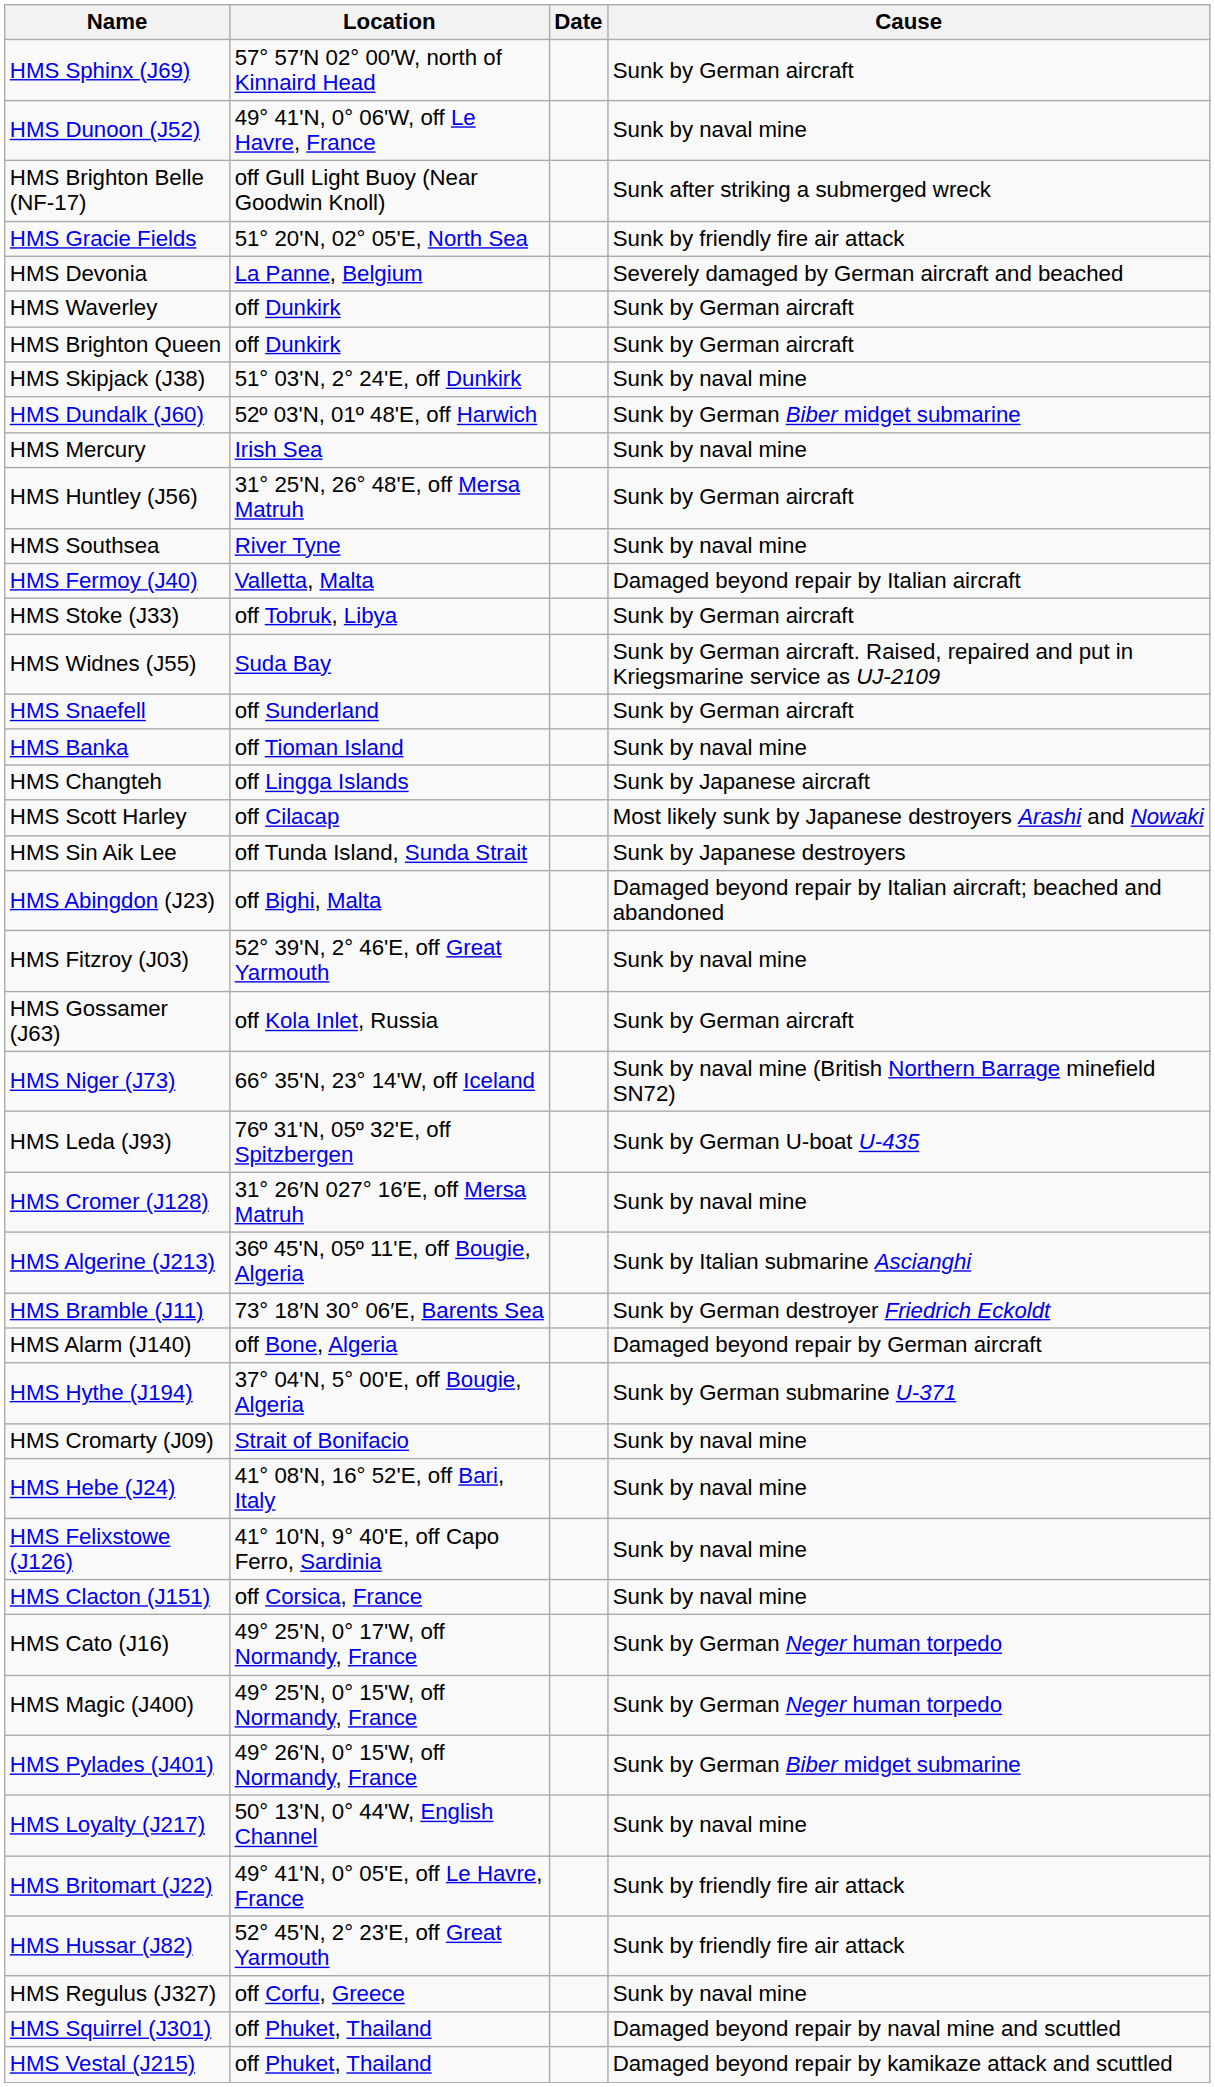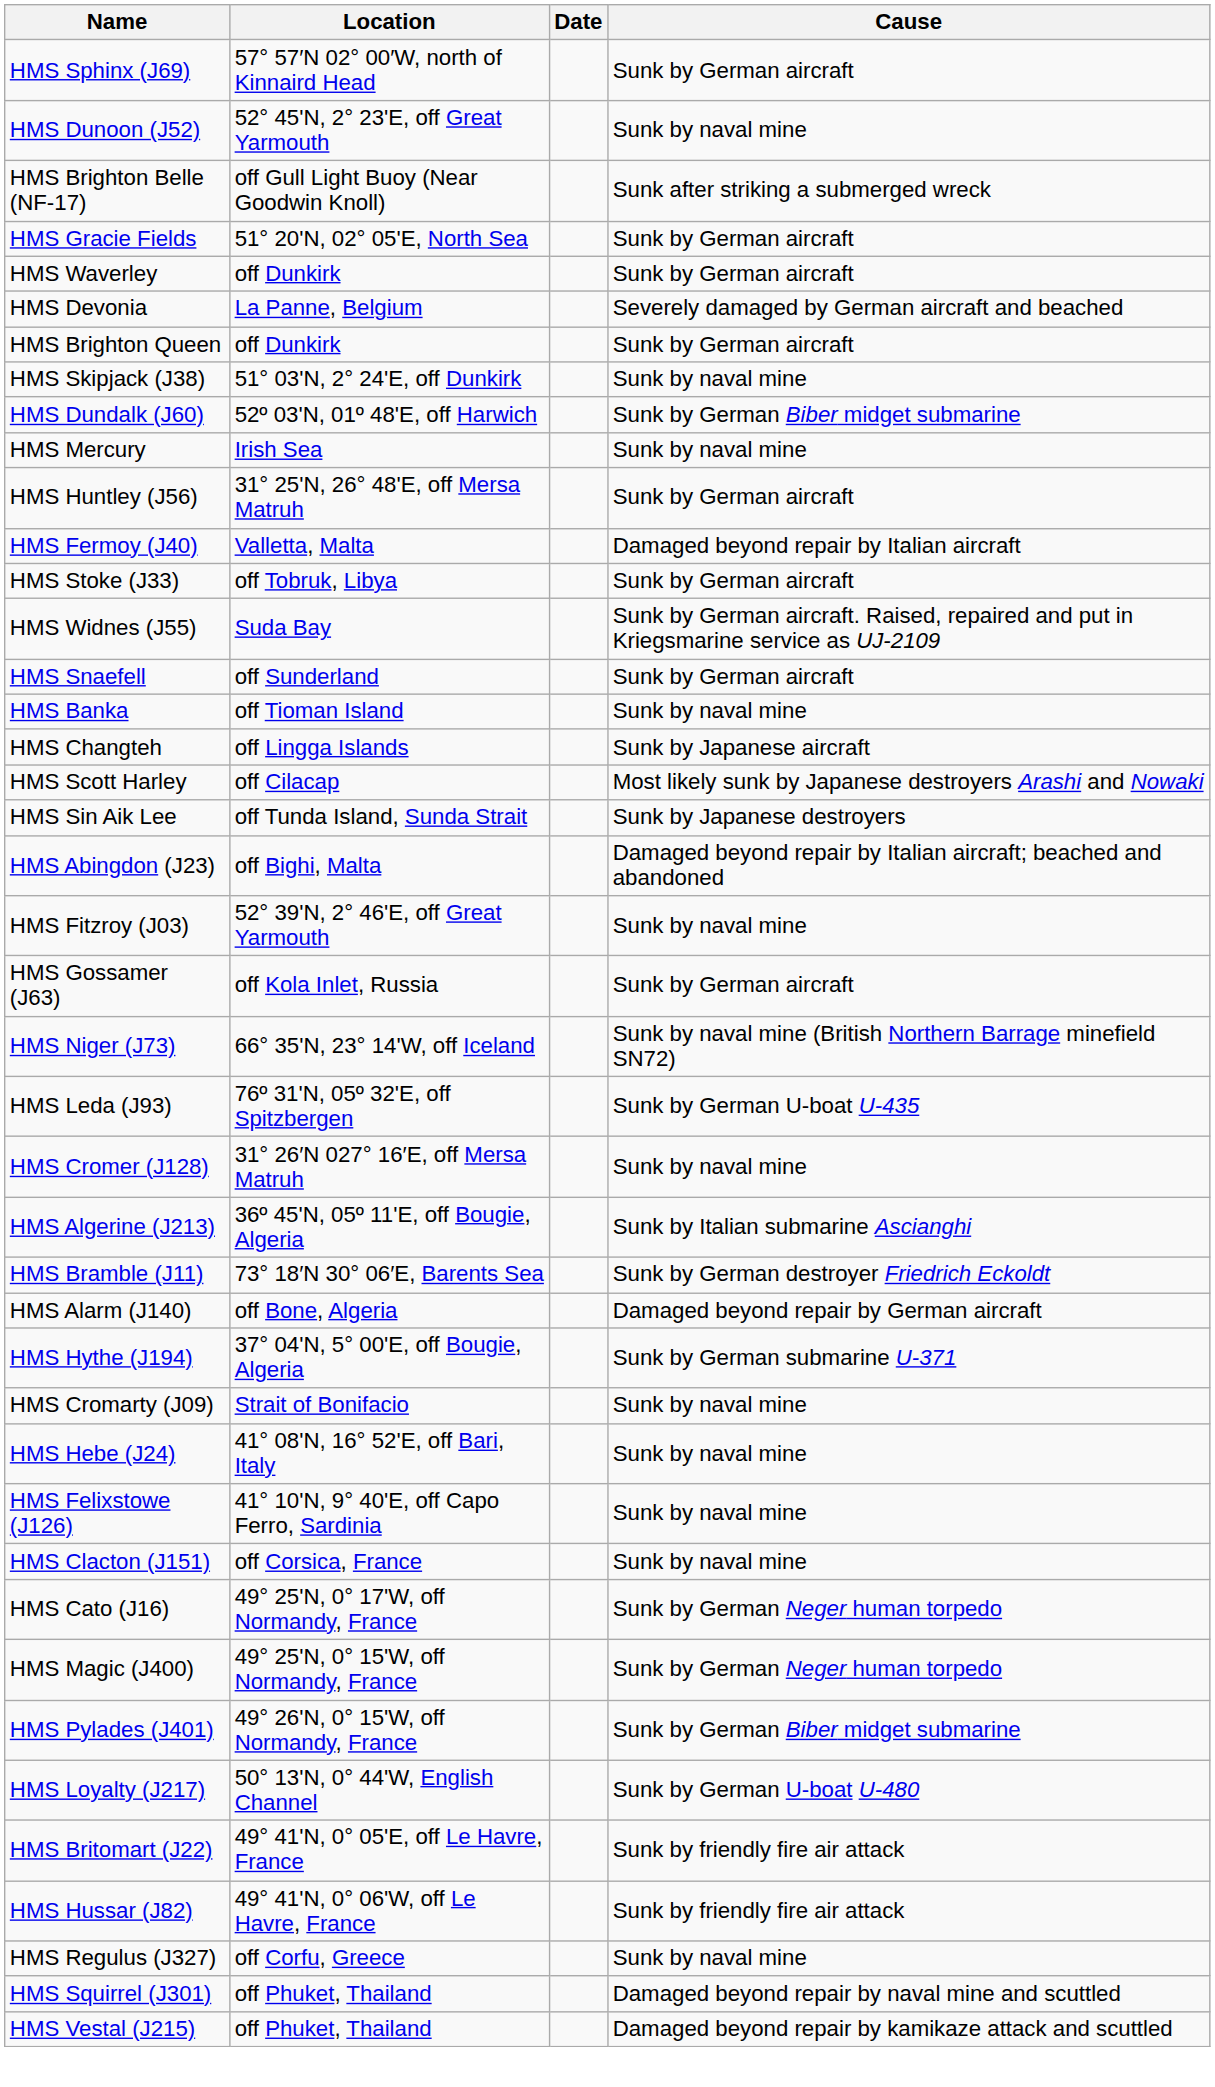(355, 130) 49° 41'N, 0° 06'W, off Le Havre, France -> (368, 130) 52° 45'N, 2° 23'E, off Great Yarmouth
(759, 238) Sunk by friendly fire air attack -> (733, 238) Sunk by German aircraft
rows swapped: (84, 308) <-> (78, 273)
- row: (85, 545)
(710, 1825) Sunk by naval mine -> (766, 1790) Sunk by German U-boat U-480
(368, 1945) 52° 45'N, 2° 23'E, off Great Yarmouth -> (355, 1910) 49° 41'N, 0° 06'W, off Le Havre, France
